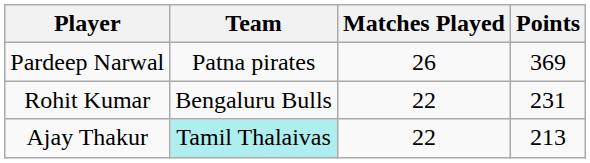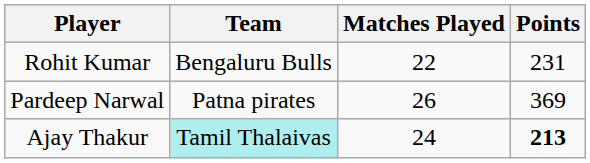rows swapped: (87, 61) <-> (87, 99)
(424, 137) 22 -> (424, 137) 24
(548, 137) normal -> (548, 137) bold
